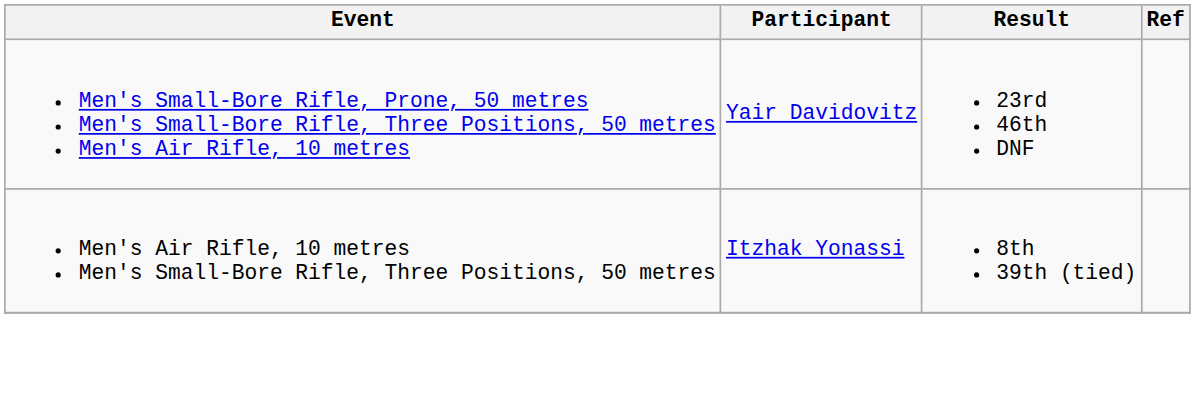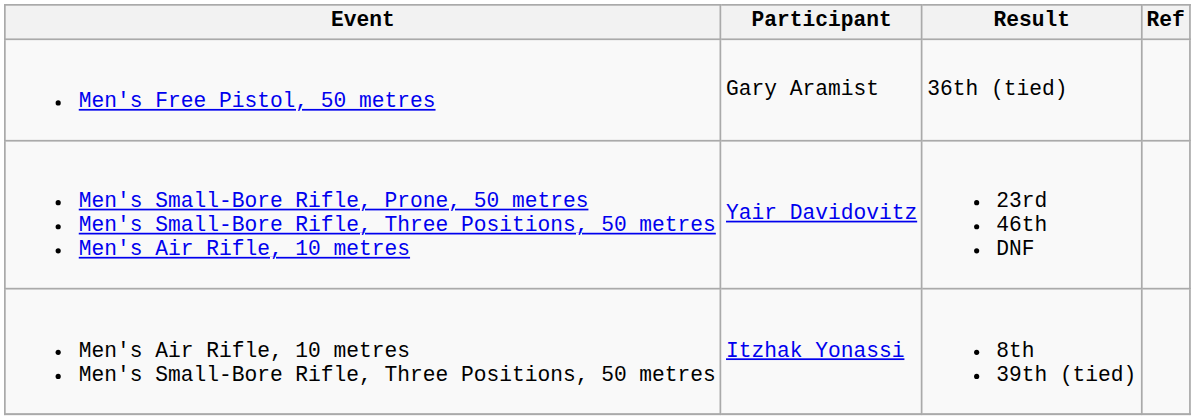+ row: (363, 102)
